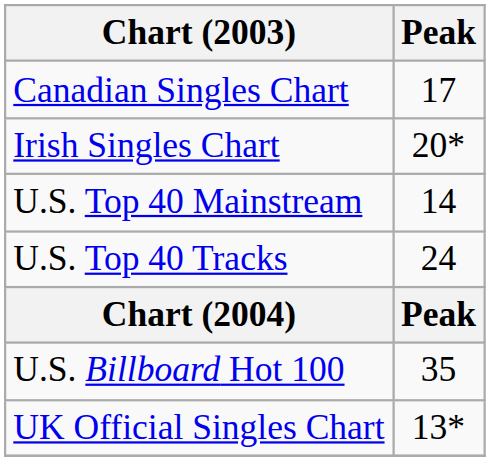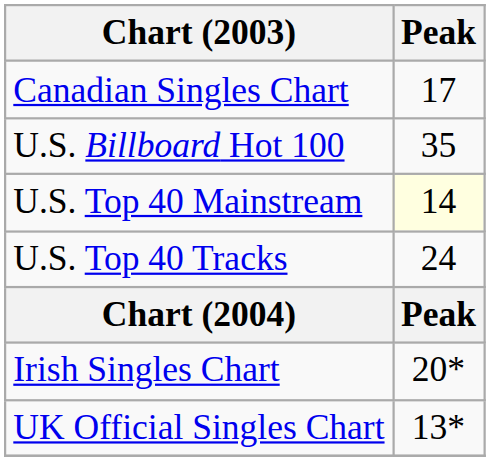rows swapped: (179, 370) <-> (146, 145)
(438, 201) no background -> (438, 201) lightyellow background
